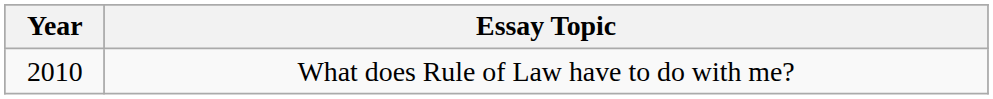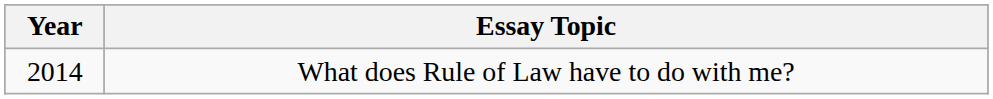(55, 70) 2010 -> (55, 70) 2014
